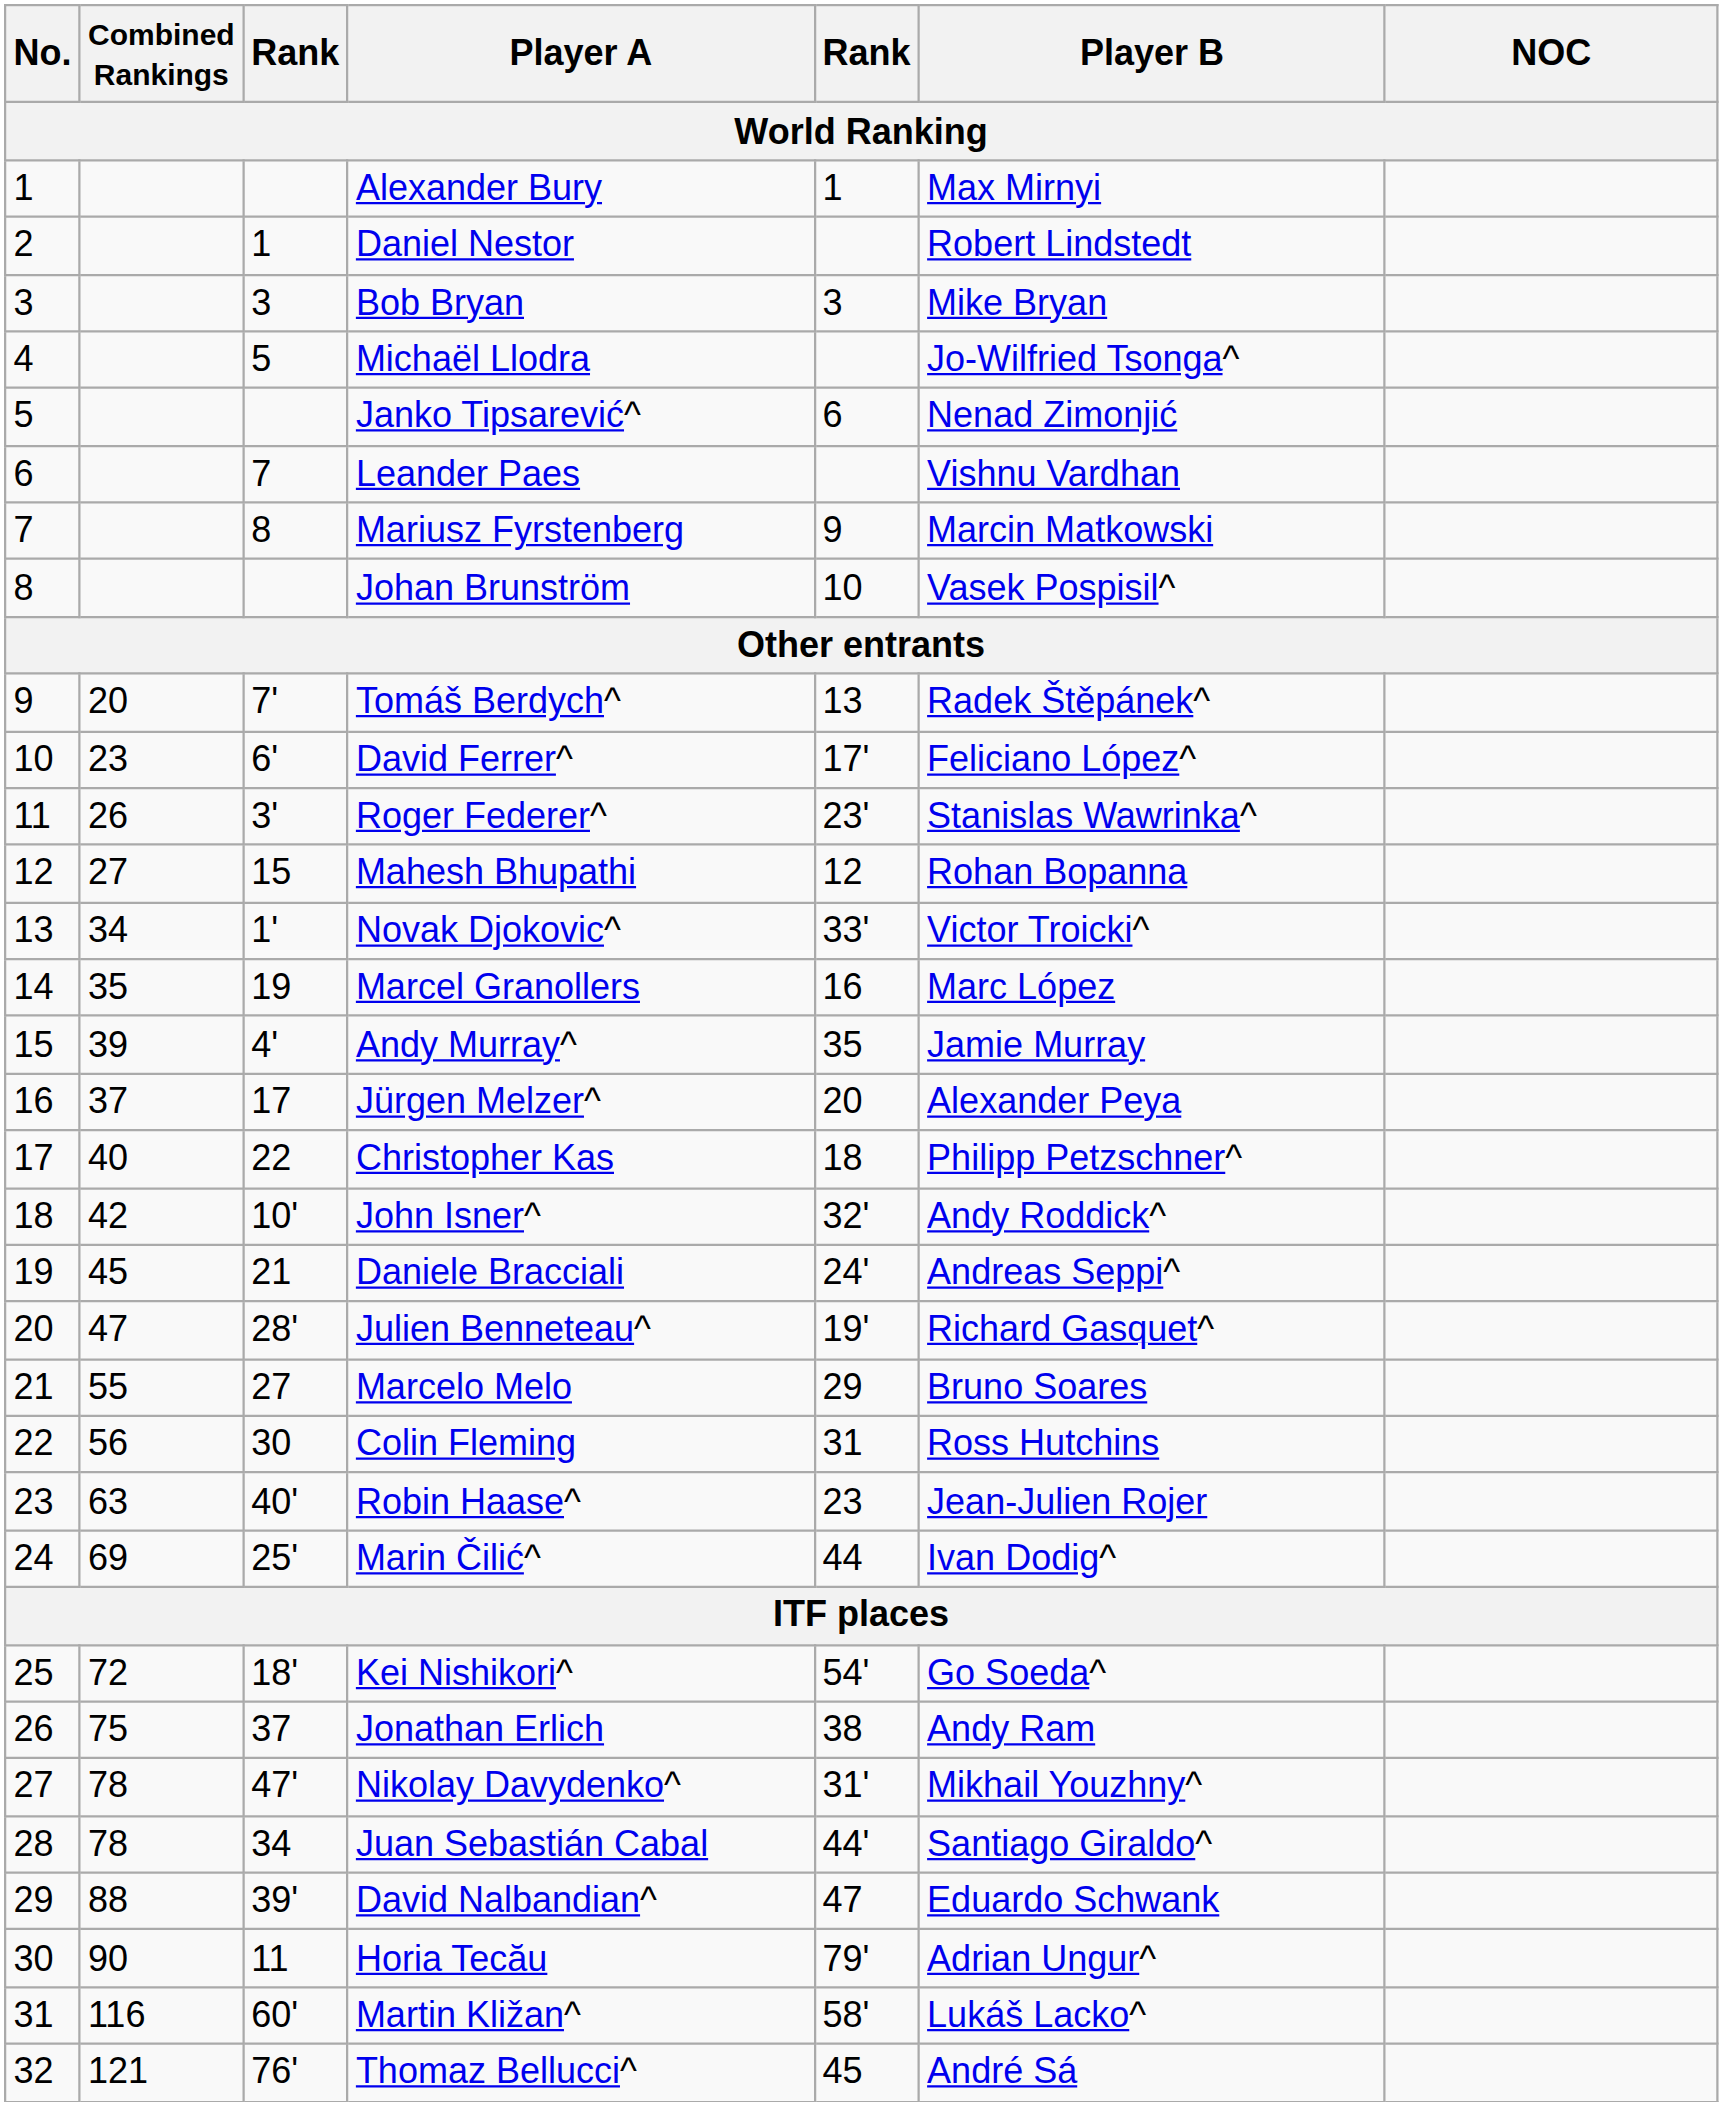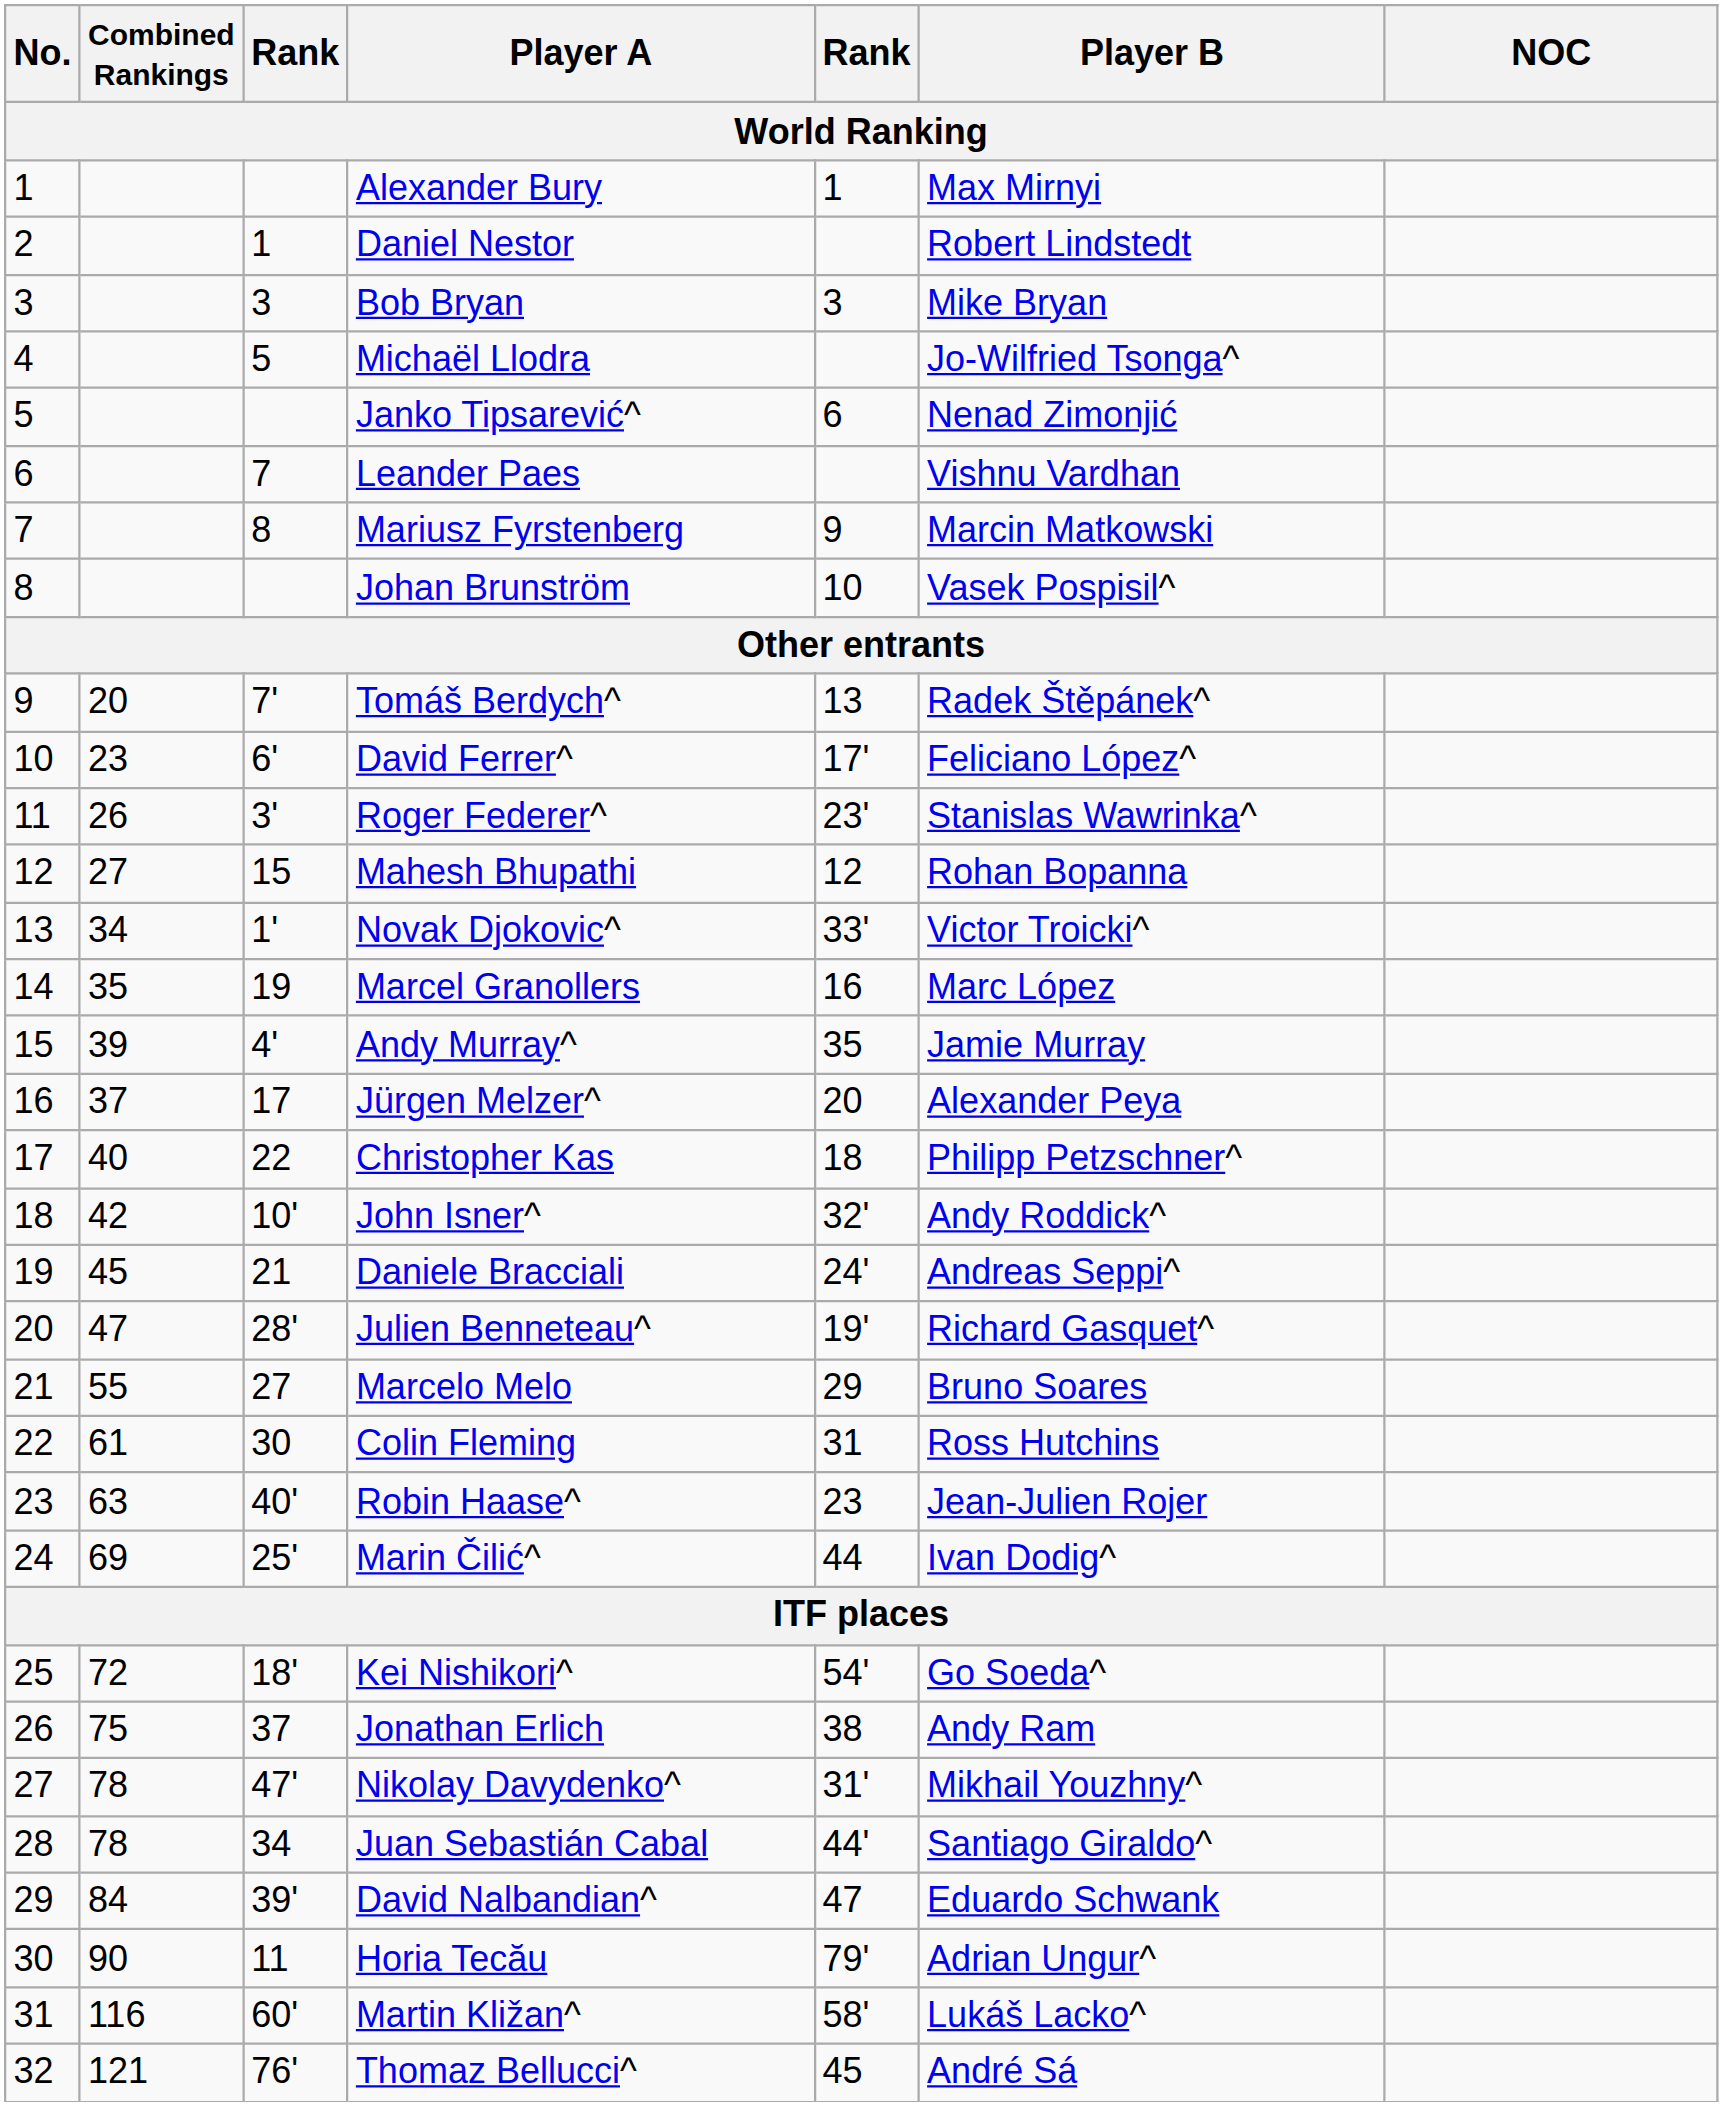(108, 1443) 56 -> (108, 1443) 61
(108, 1900) 88 -> (108, 1900) 84
